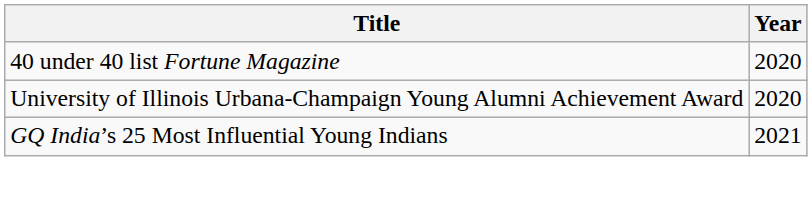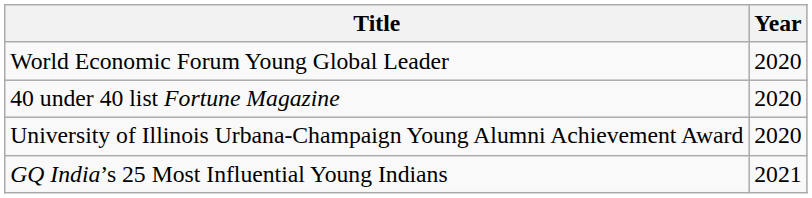+ row: (230, 60)
